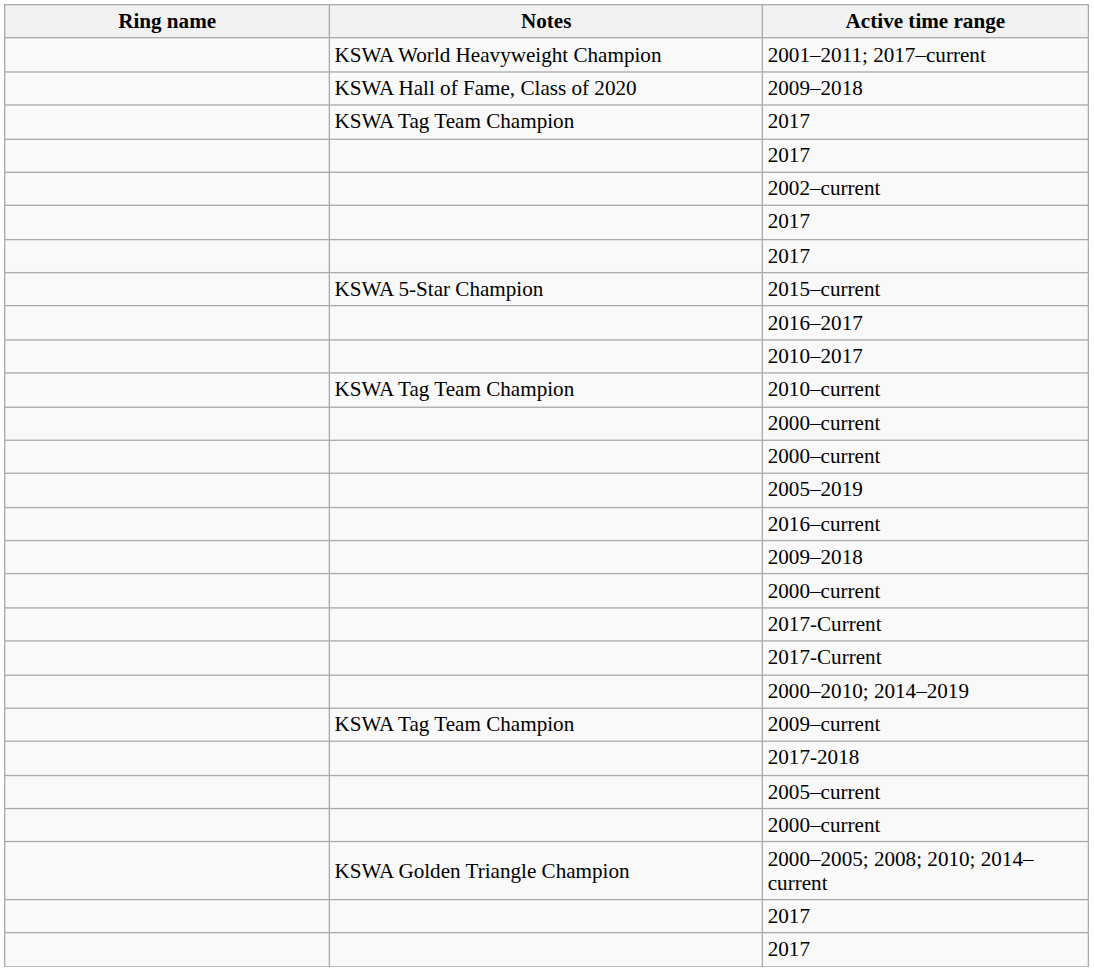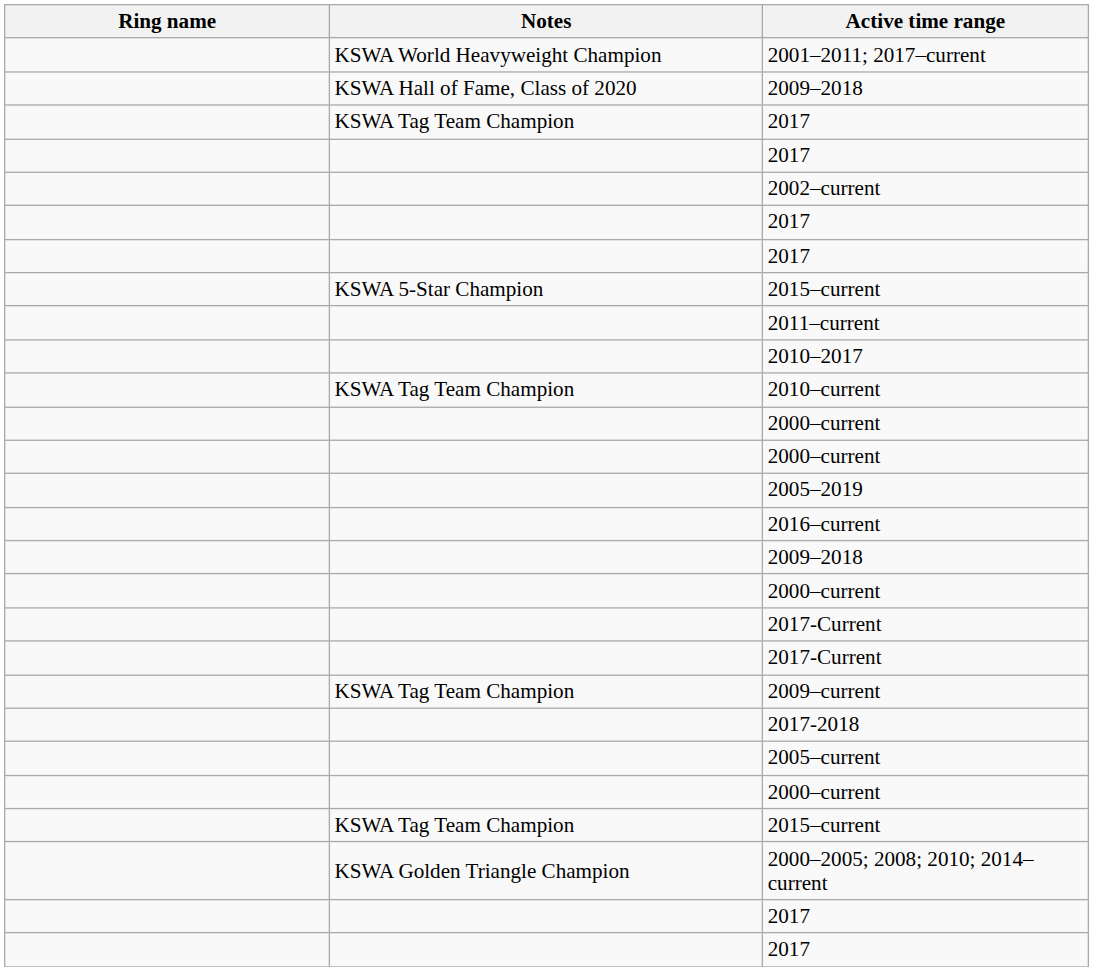- row: (546, 323)
+ row: (546, 323)
- row: (546, 691)
+ row: (454, 825)
